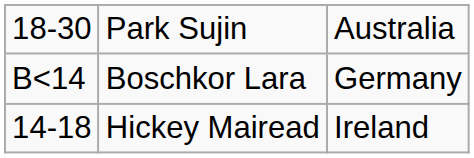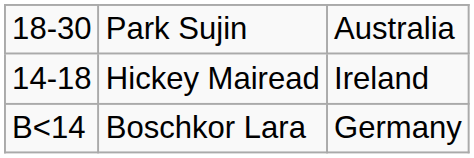rows swapped: (213, 127) <-> (206, 78)
